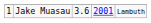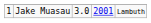(82, 11) 3.6 -> (82, 11) 3.0
